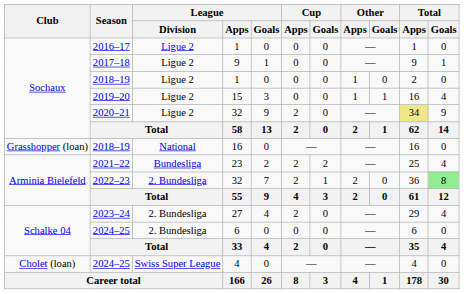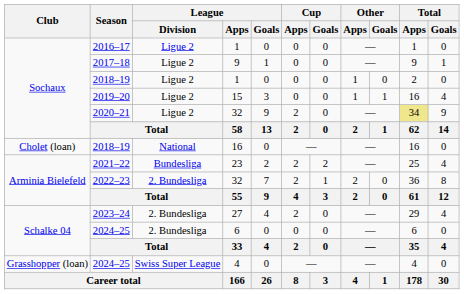(47, 146) Grasshopper (loan) -> (47, 146) Cholet (loan)
(444, 180) lightgreen background -> (444, 180) no background
(47, 264) Cholet (loan) -> (47, 264) Grasshopper (loan)
